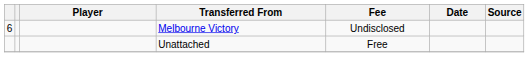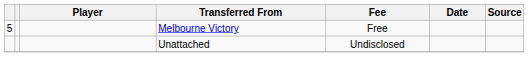(9, 28) 6 -> (9, 28) 5
(377, 28) Undisclosed -> (377, 28) Free
(377, 44) Free -> (377, 44) Undisclosed
